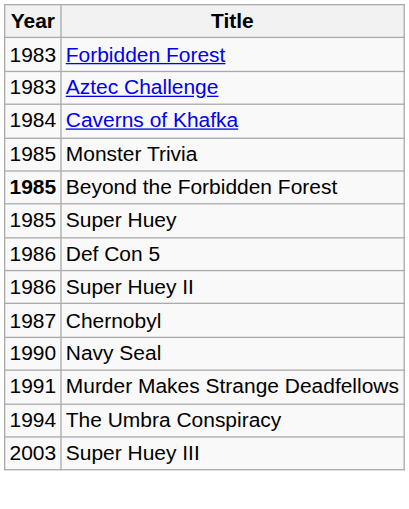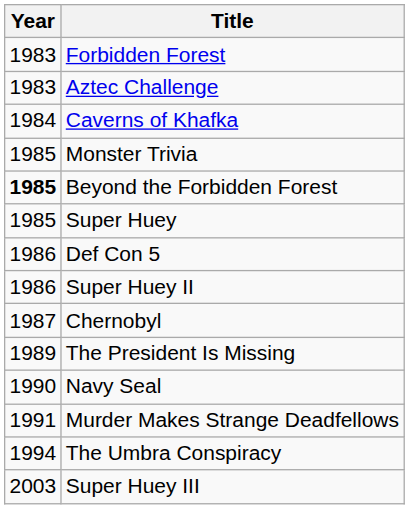+ row: (181, 353)
